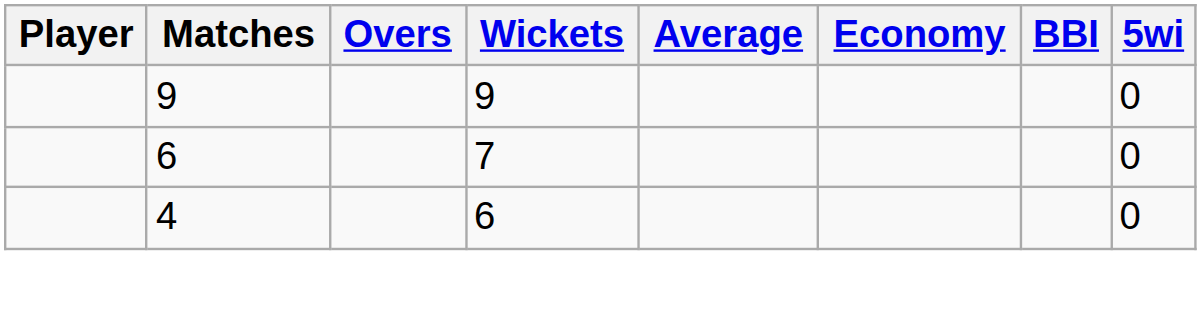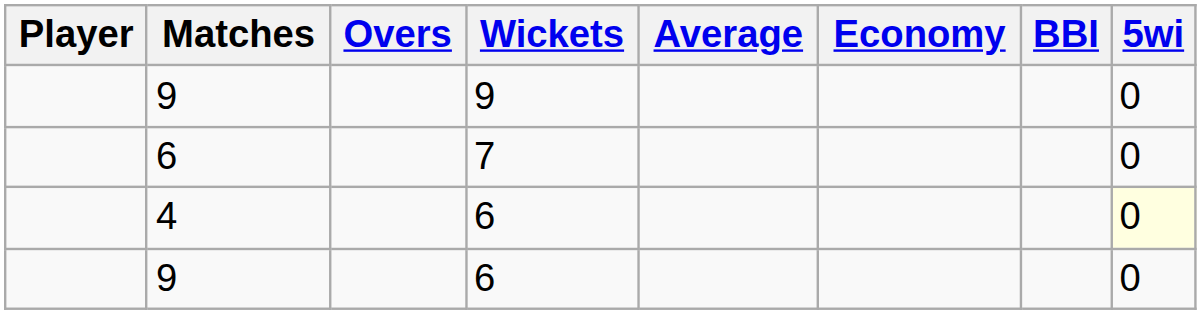(1130, 216) no background -> (1130, 216) lightyellow background
+ row: (167, 277)
